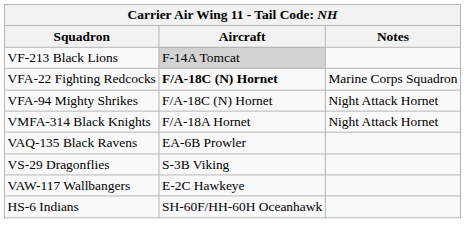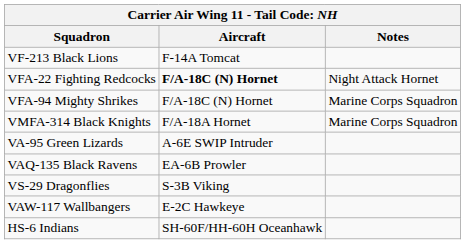(201, 57) lightgrey background -> (201, 57) no background
(393, 79) Marine Corps Squadron -> (383, 79) Night Attack Hornet
(383, 100) Night Attack Hornet -> (393, 100) Marine Corps Squadron
(383, 121) Night Attack Hornet -> (393, 121) Marine Corps Squadron
+ row: (65, 143)
